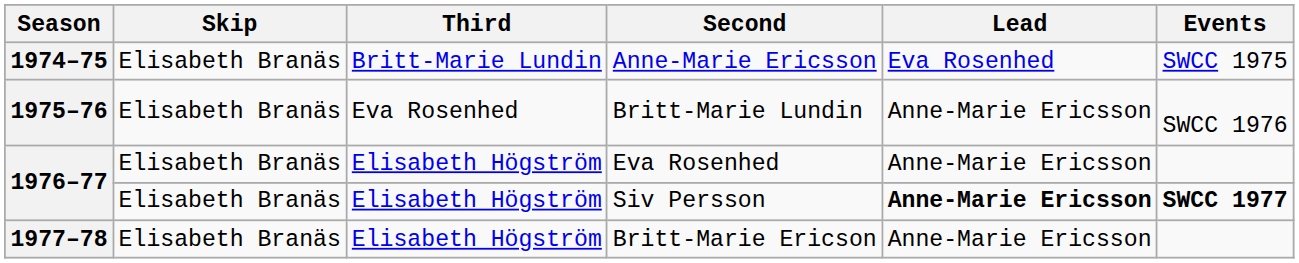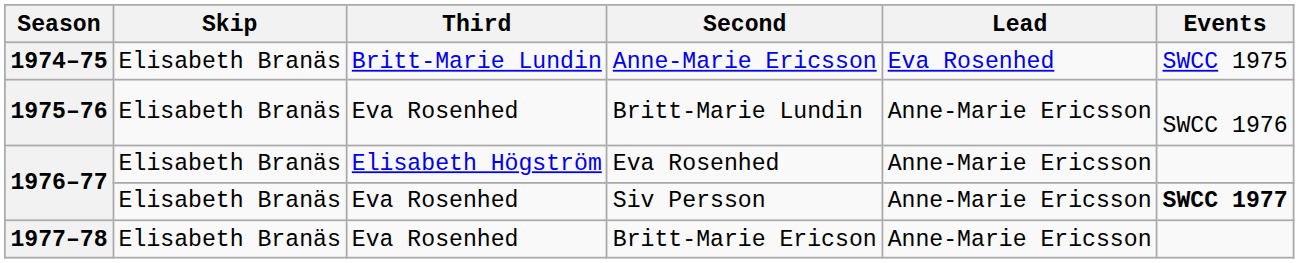(477, 201) Elisabeth Högström -> (435, 201) Eva Rosenhed
(1020, 201) bold -> (1020, 201) normal
(477, 239) Elisabeth Högström -> (435, 239) Eva Rosenhed
